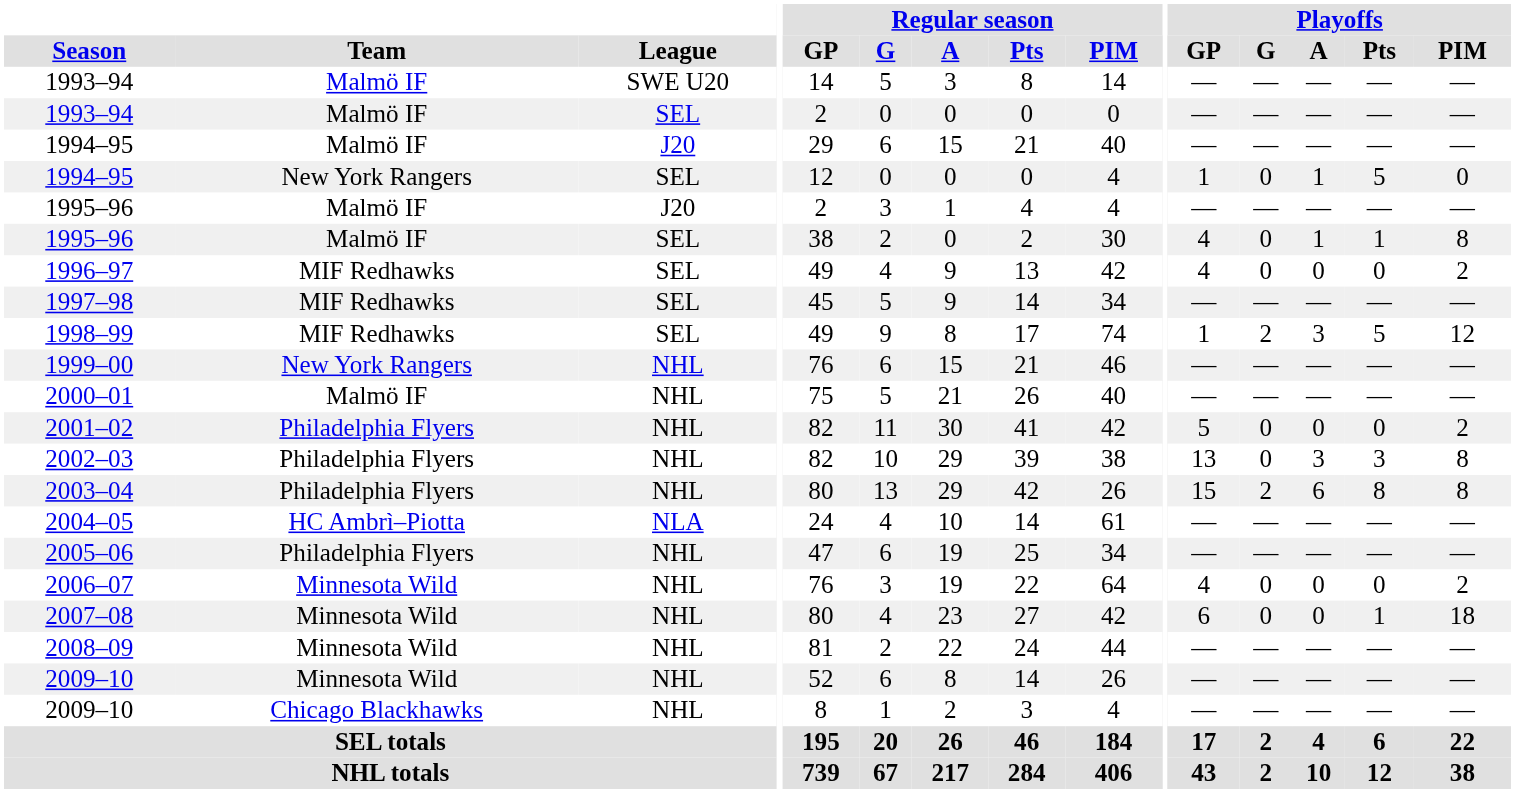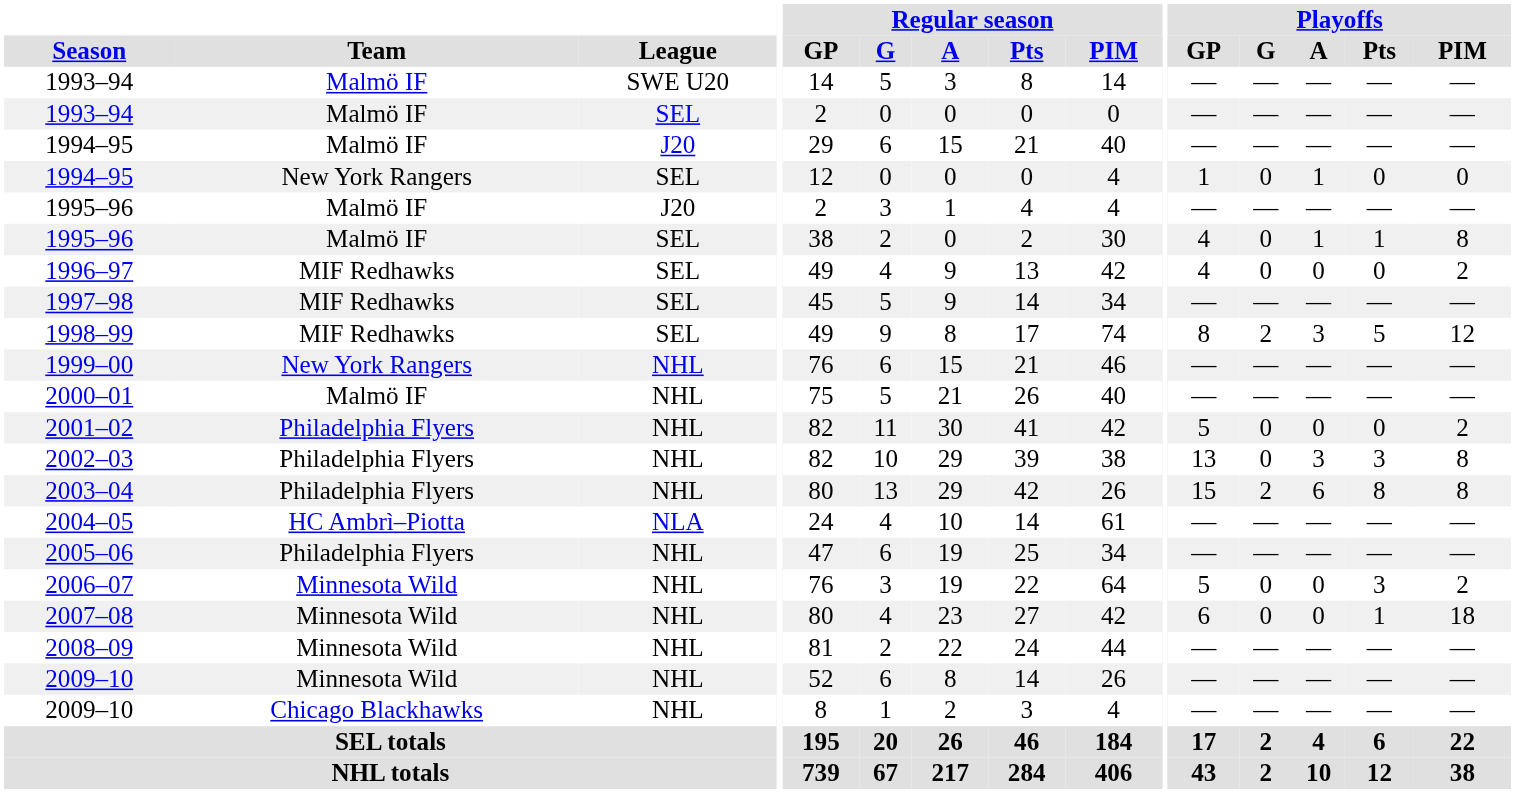(1379, 176) 5 -> (1379, 176) 0
(1204, 333) 1 -> (1204, 333) 8
(1204, 584) 4 -> (1204, 584) 5
(1379, 584) 0 -> (1379, 584) 3
